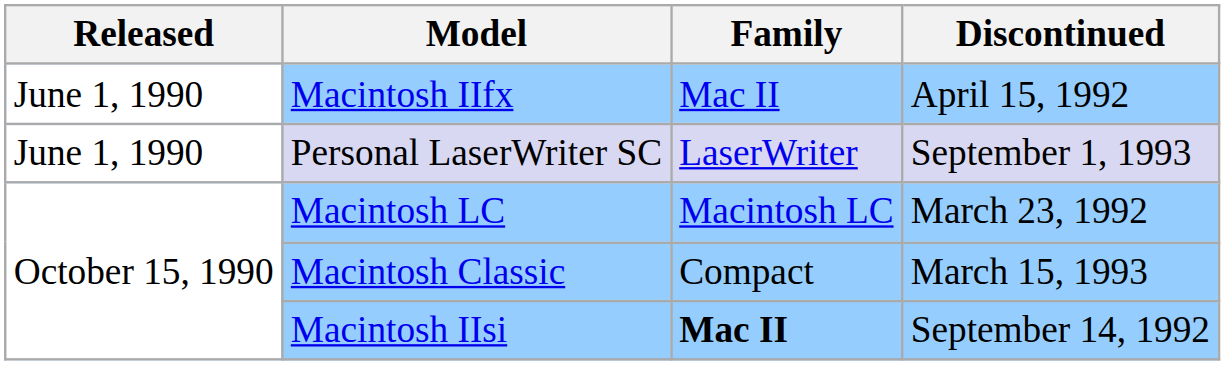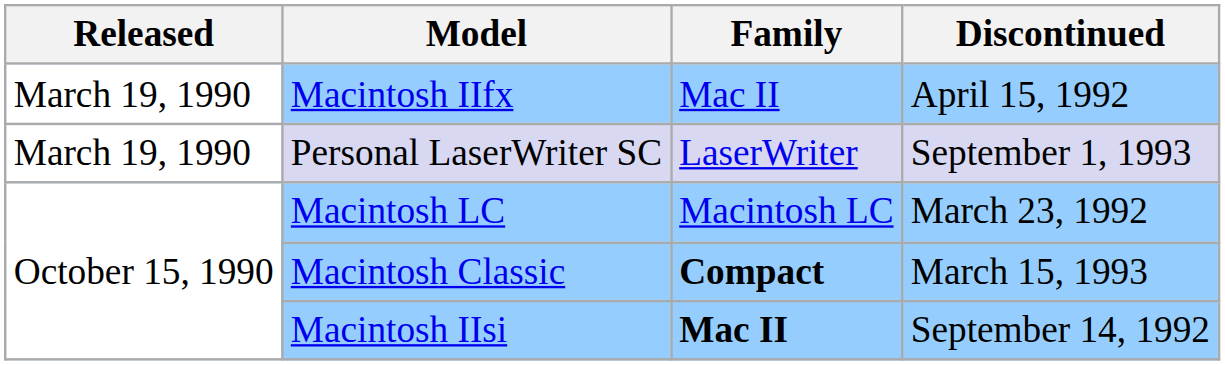(109, 93) June 1, 1990 -> (132, 93) March 19, 1990
(109, 152) June 1, 1990 -> (132, 152) March 19, 1990
(746, 270) normal -> (752, 270) bold
